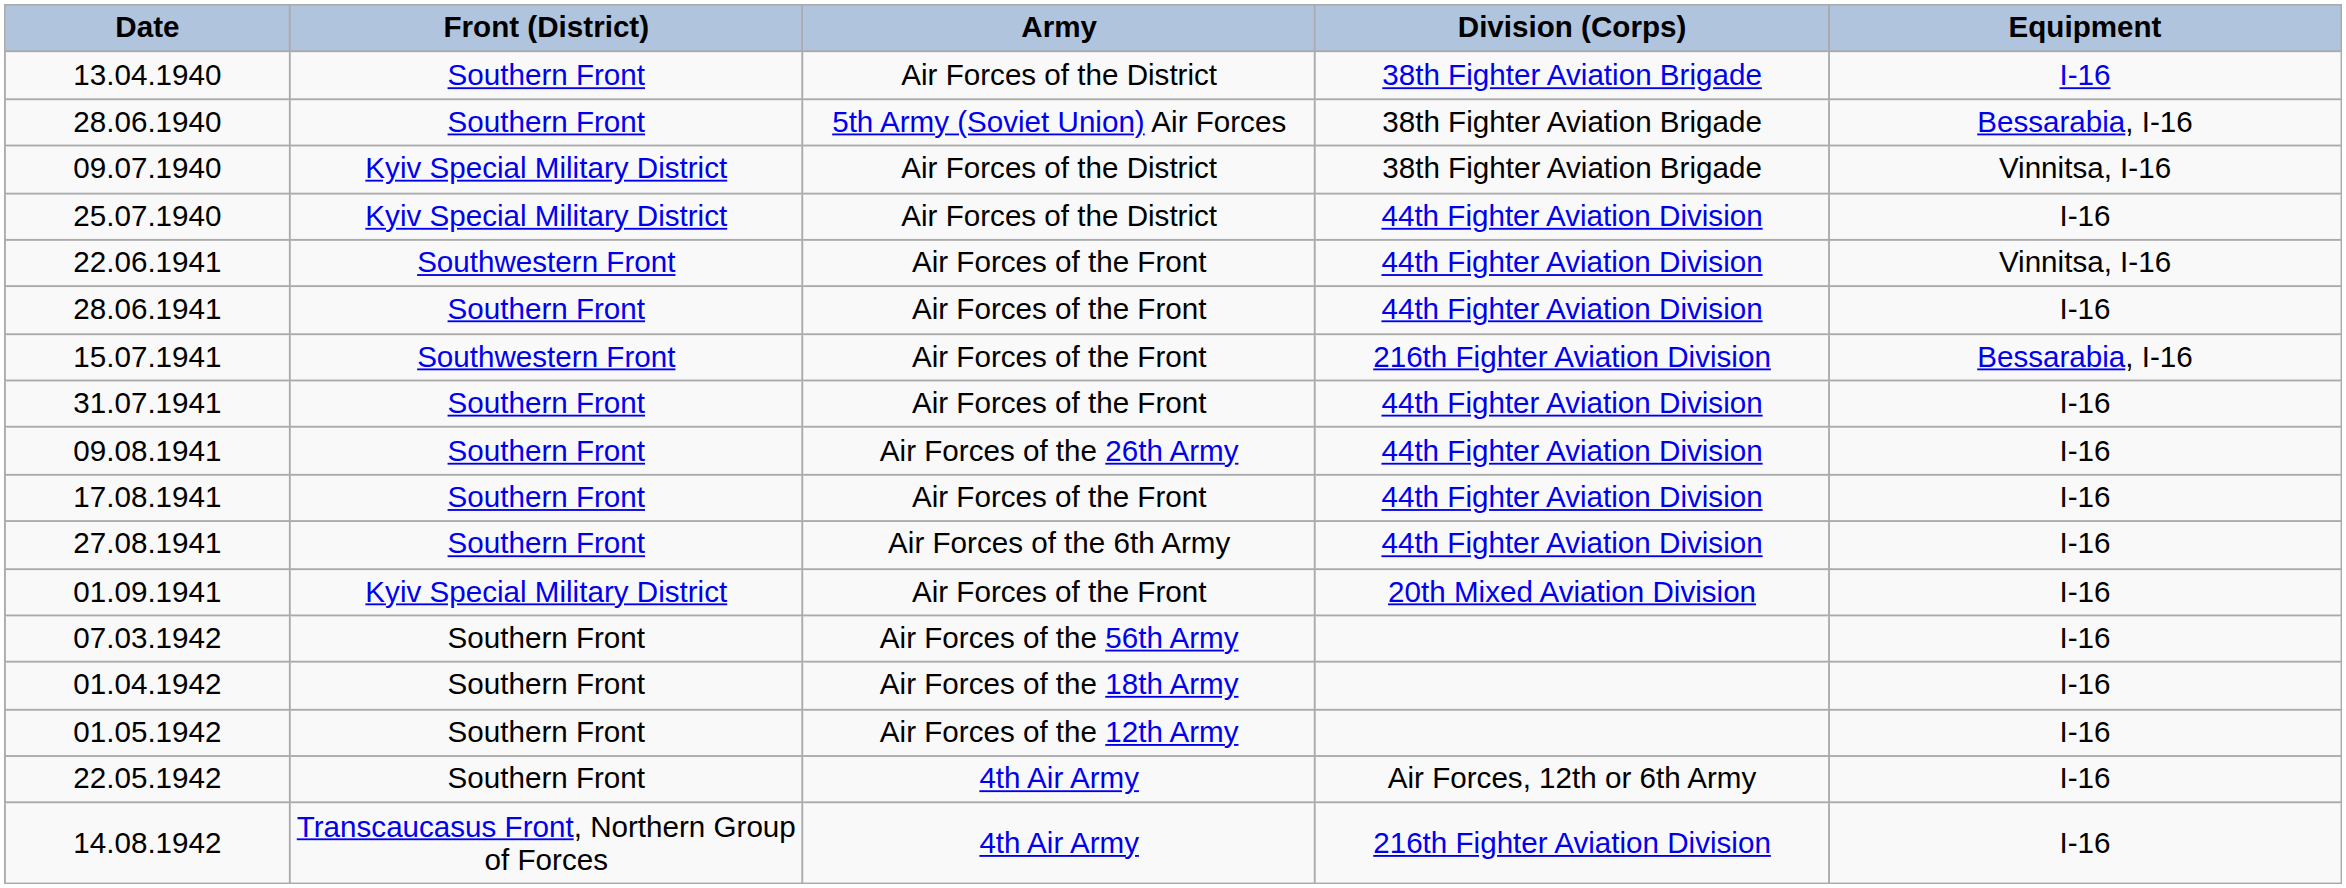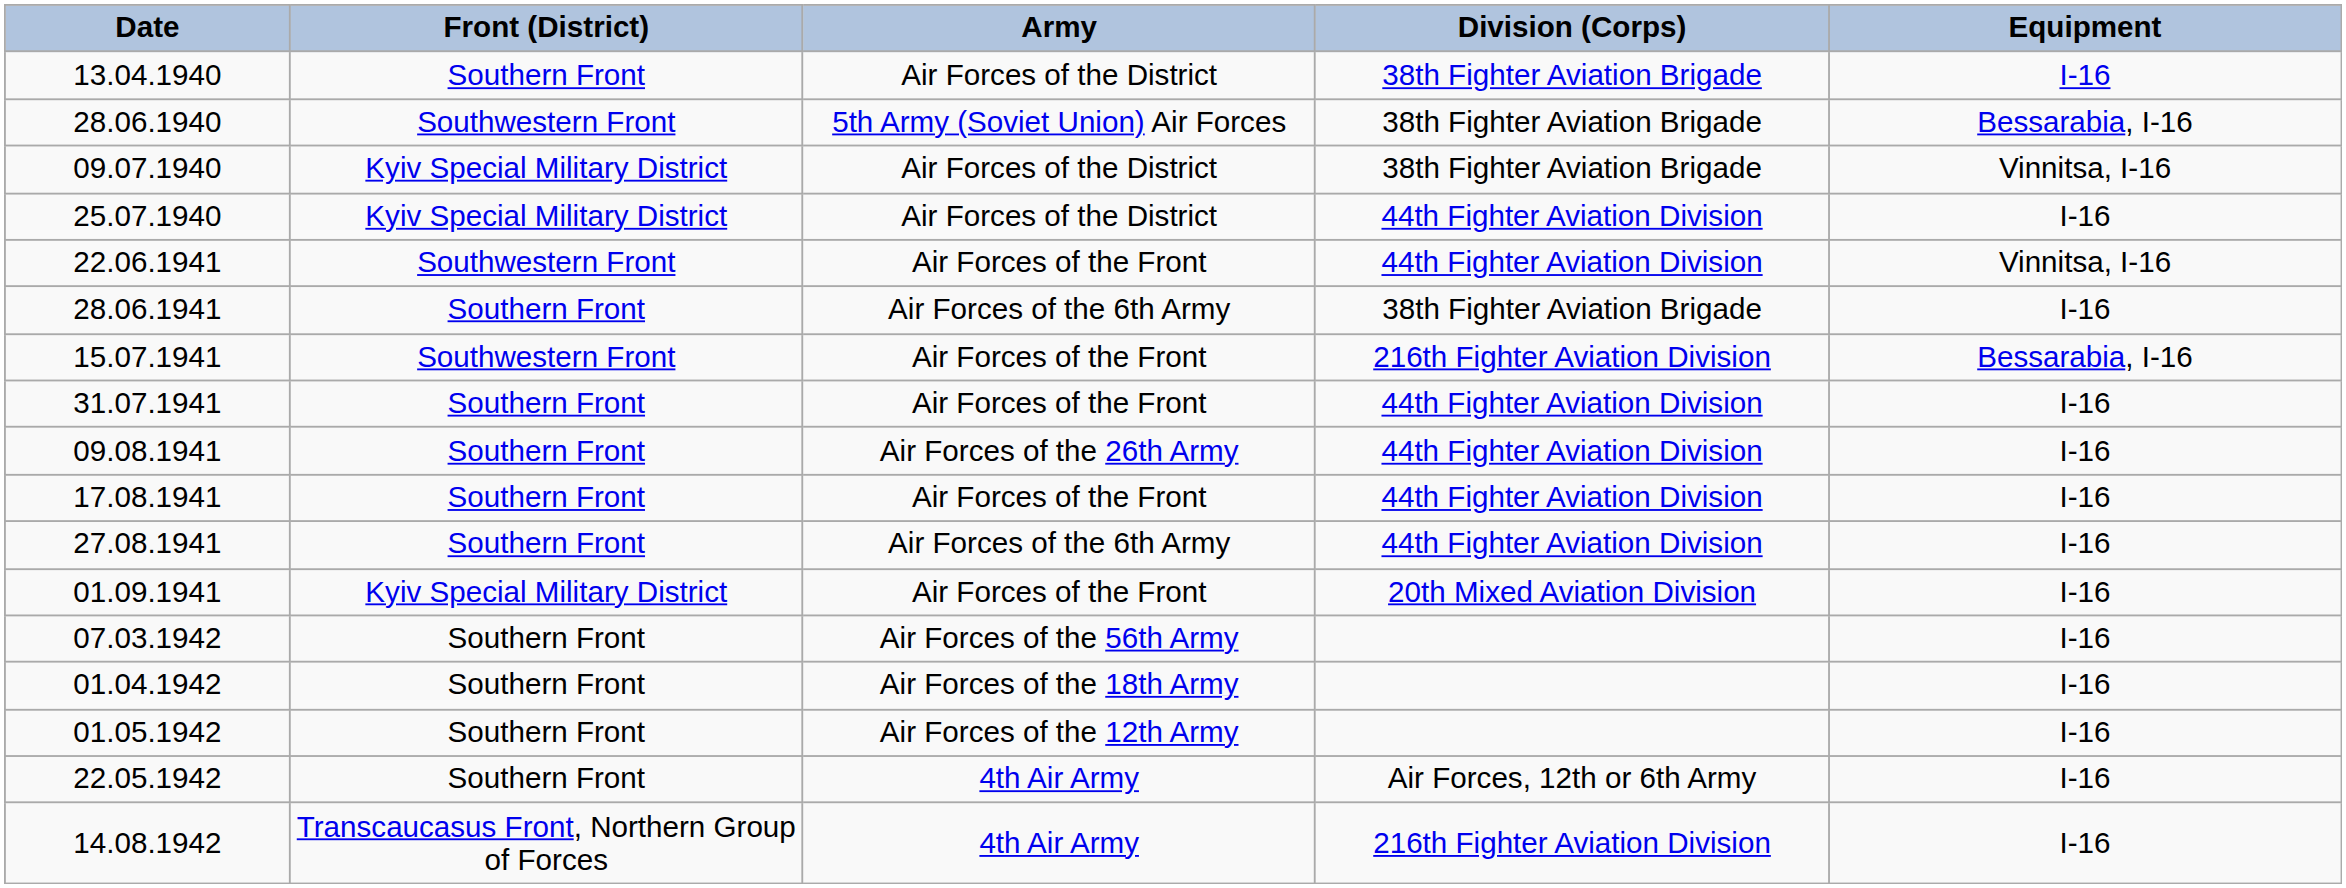(546, 121) Southern Front -> (546, 121) Southwestern Front
(1059, 309) Air Forces of the Front -> (1059, 309) Air Forces of the 6th Army
(1572, 309) 44th Fighter Aviation Division -> (1572, 309) 38th Fighter Aviation Brigade
